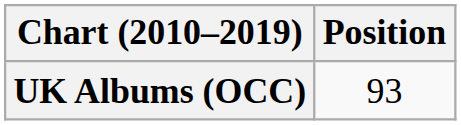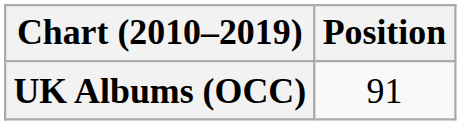(384, 89) 93 -> (384, 89) 91
